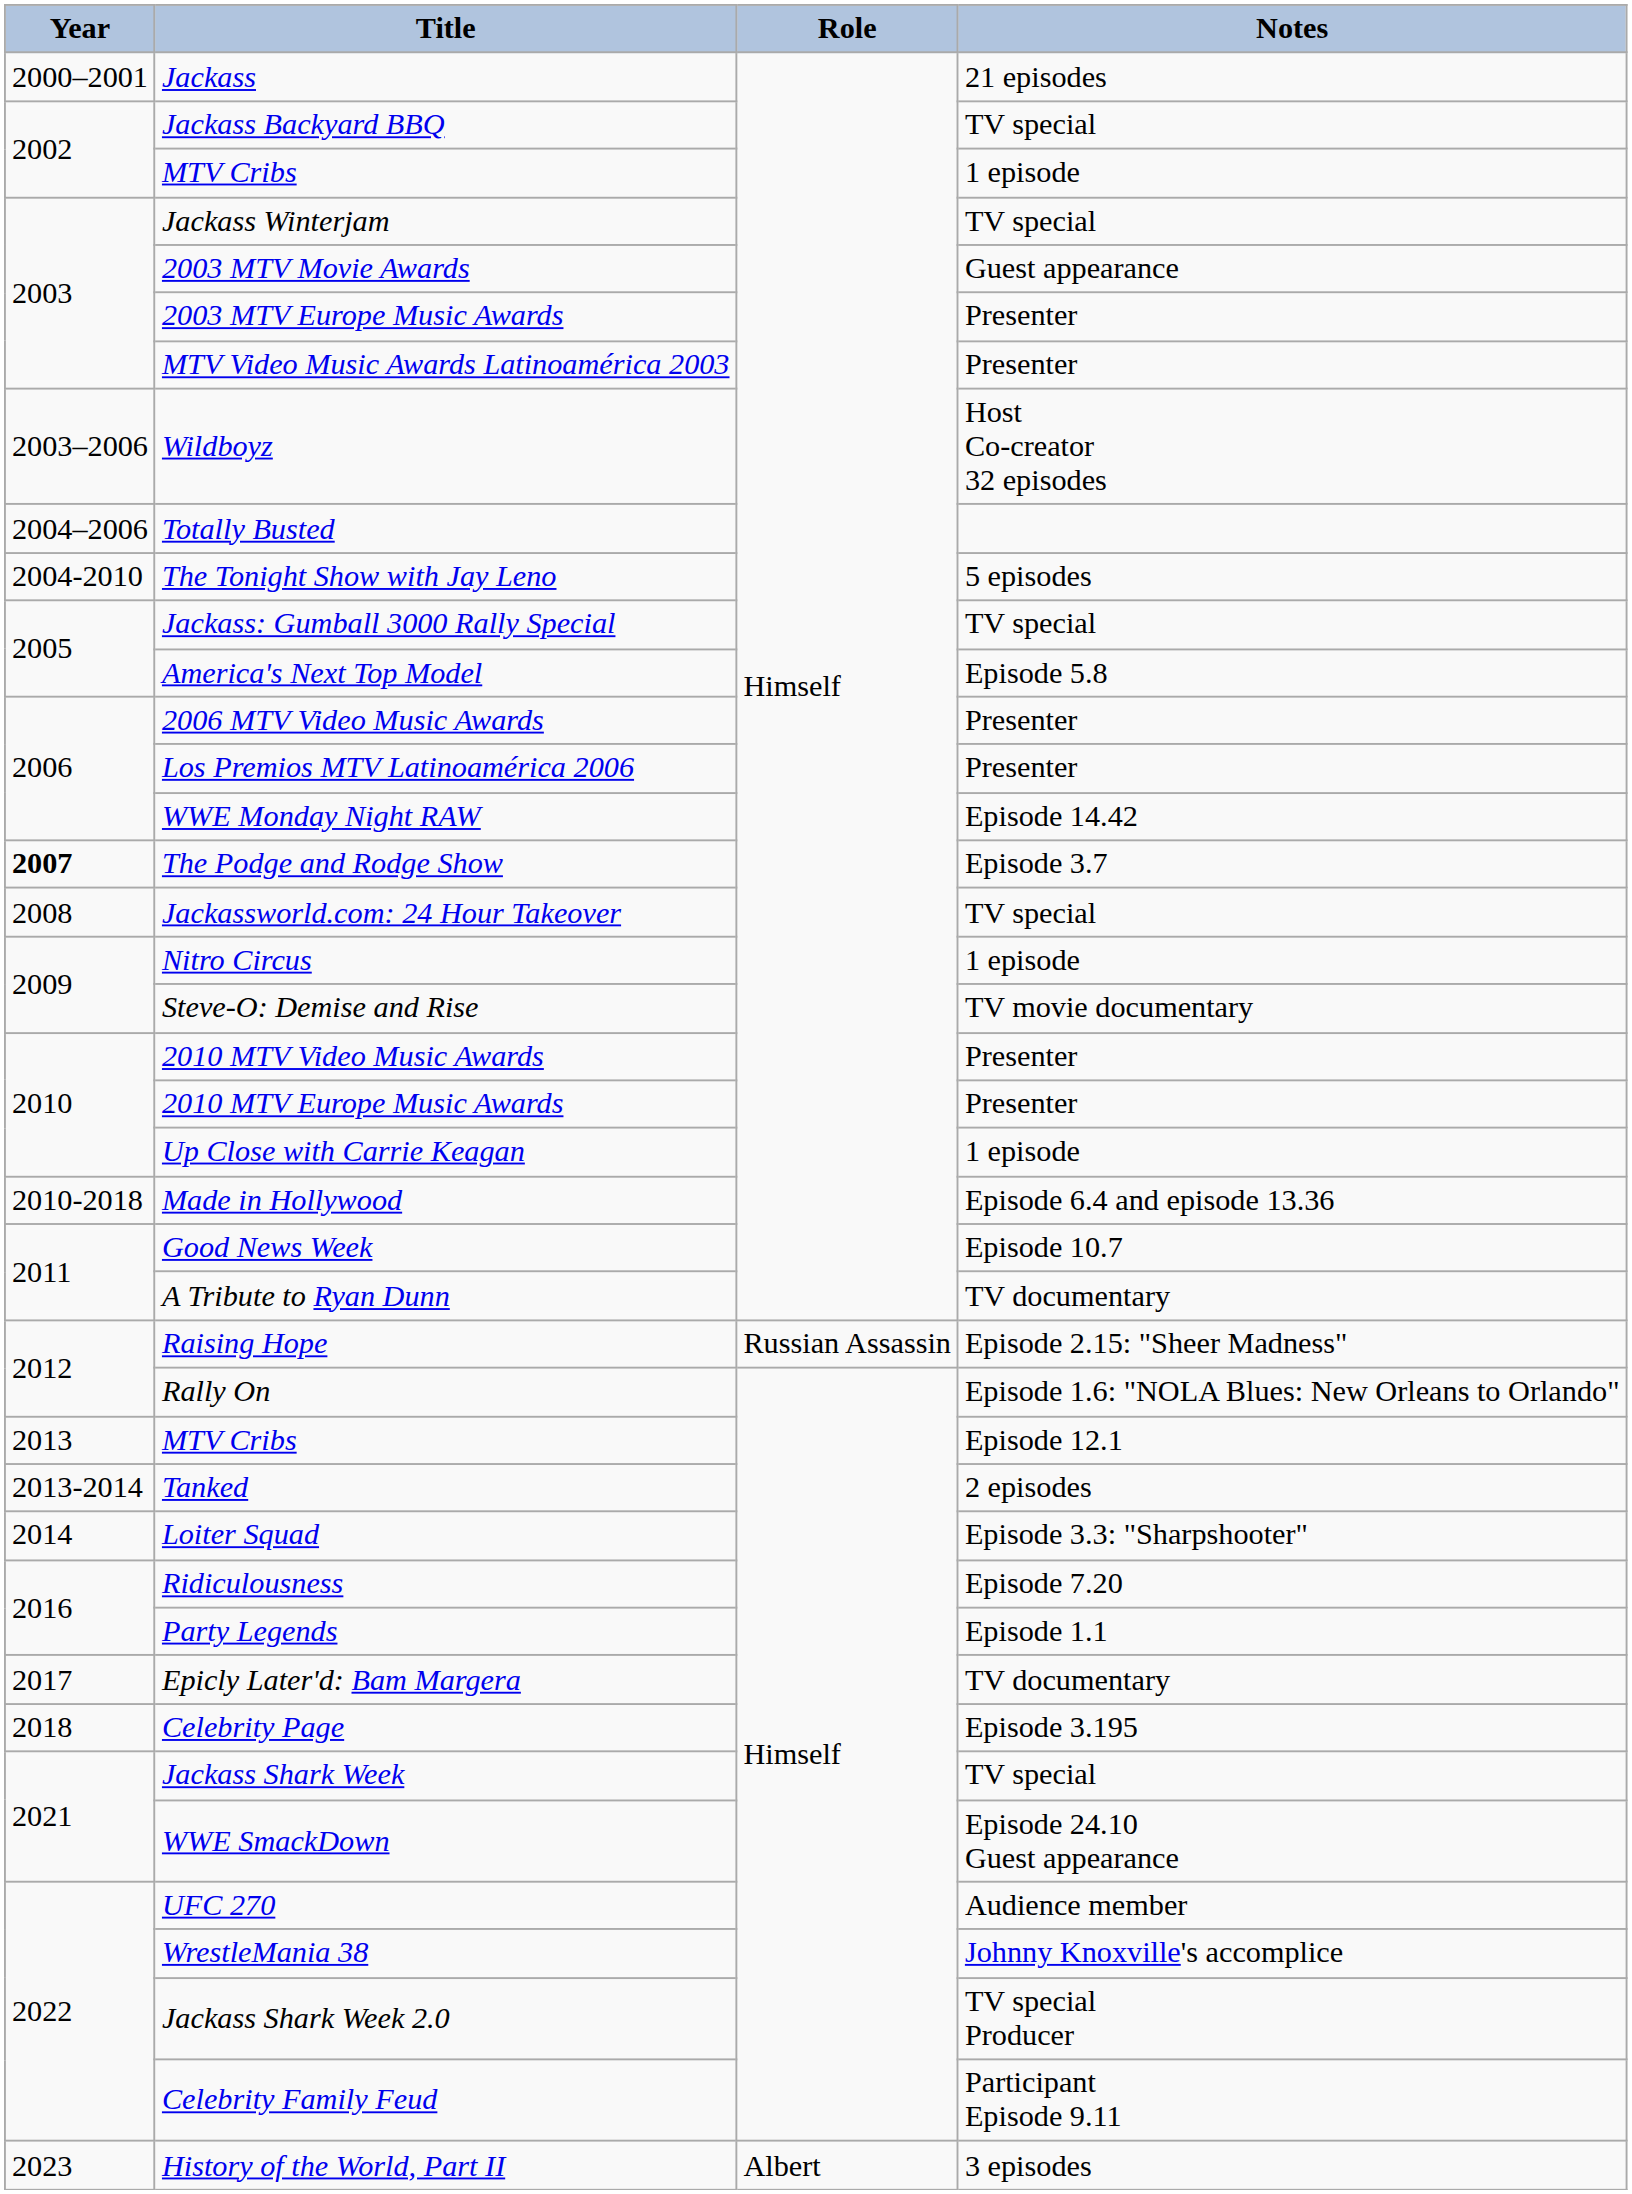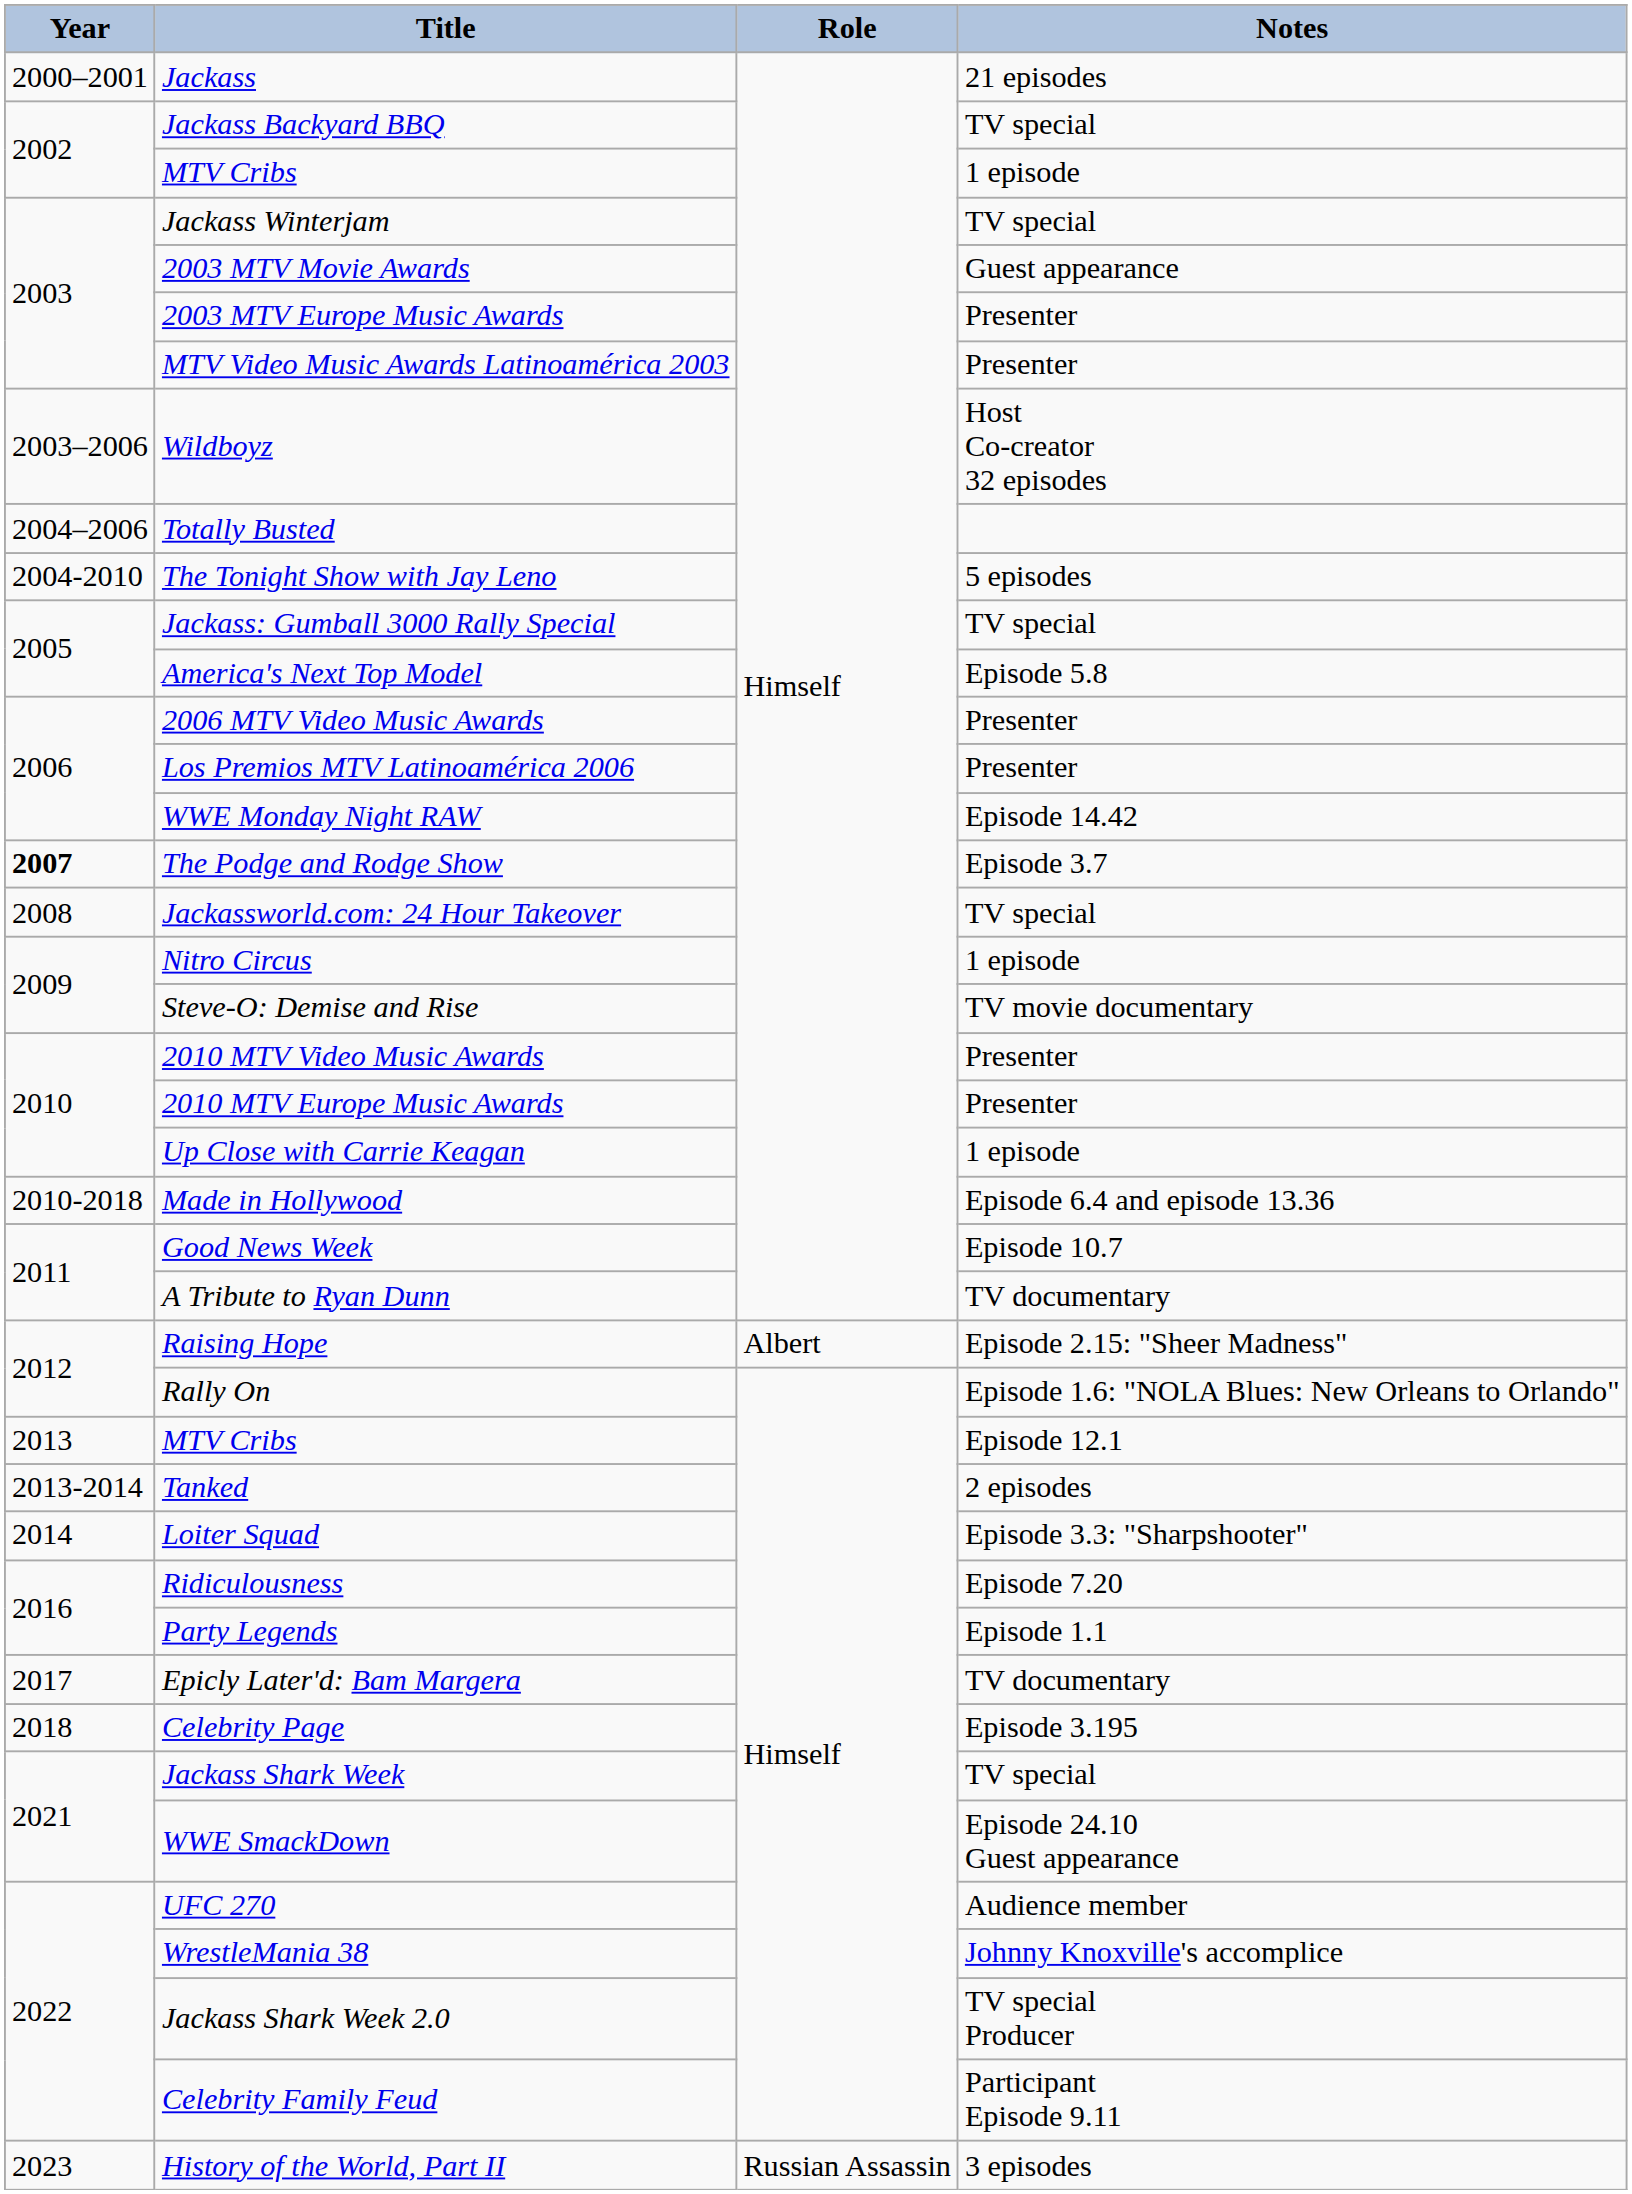(847, 1343) Russian Assassin -> (782, 1343) Albert
(782, 2164) Albert -> (847, 2164) Russian Assassin
